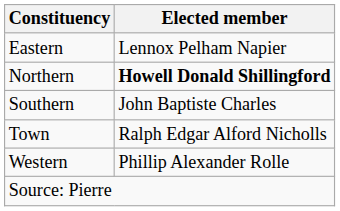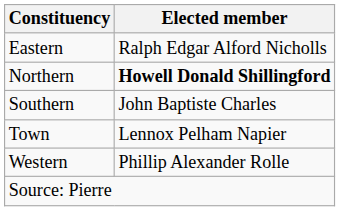(202, 47) Lennox Pelham Napier -> (223, 47) Ralph Edgar Alford Nicholls
(223, 133) Ralph Edgar Alford Nicholls -> (202, 133) Lennox Pelham Napier
